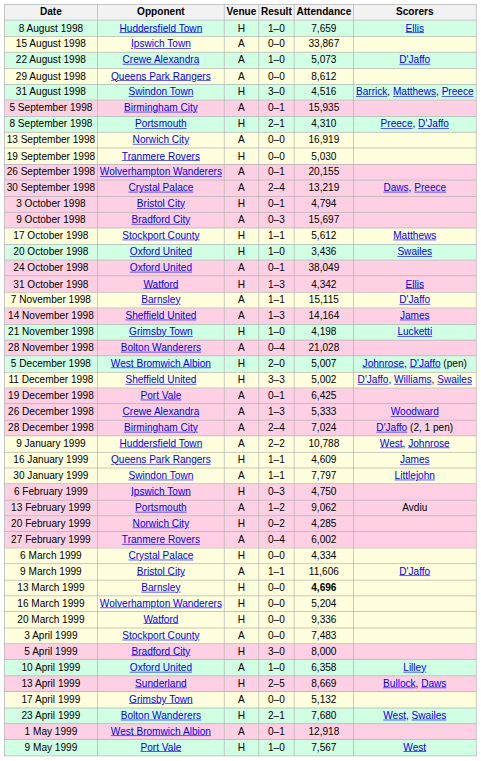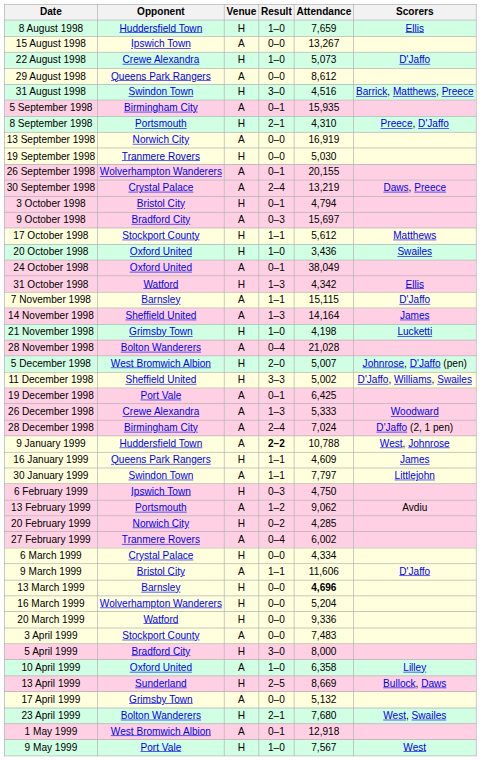(324, 44) 33,867 -> (324, 44) 13,267
(241, 60) A -> (241, 60) H
(276, 444) normal -> (276, 444) bold
